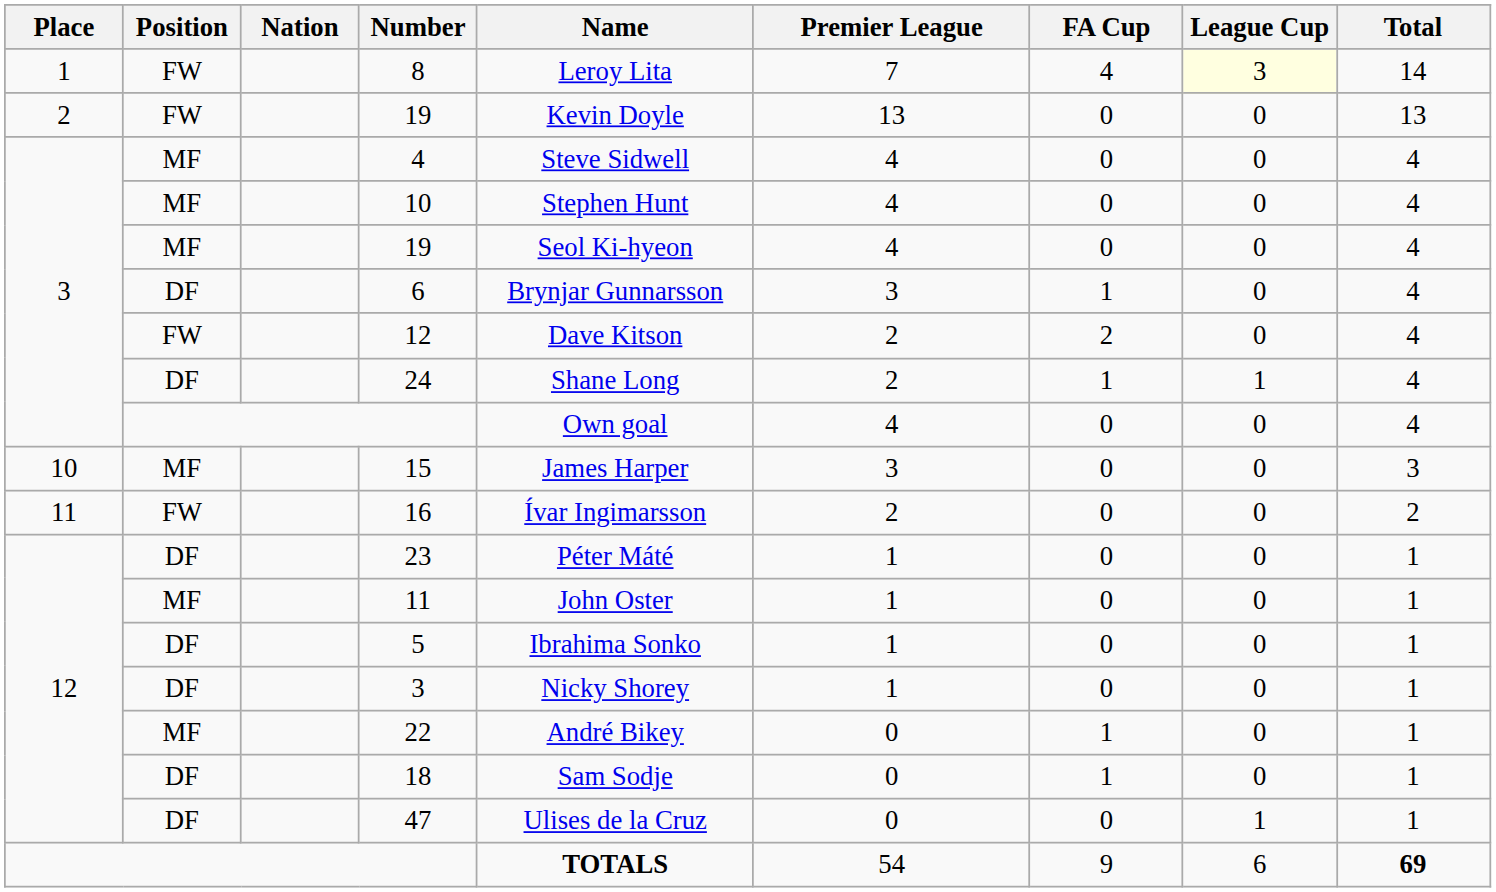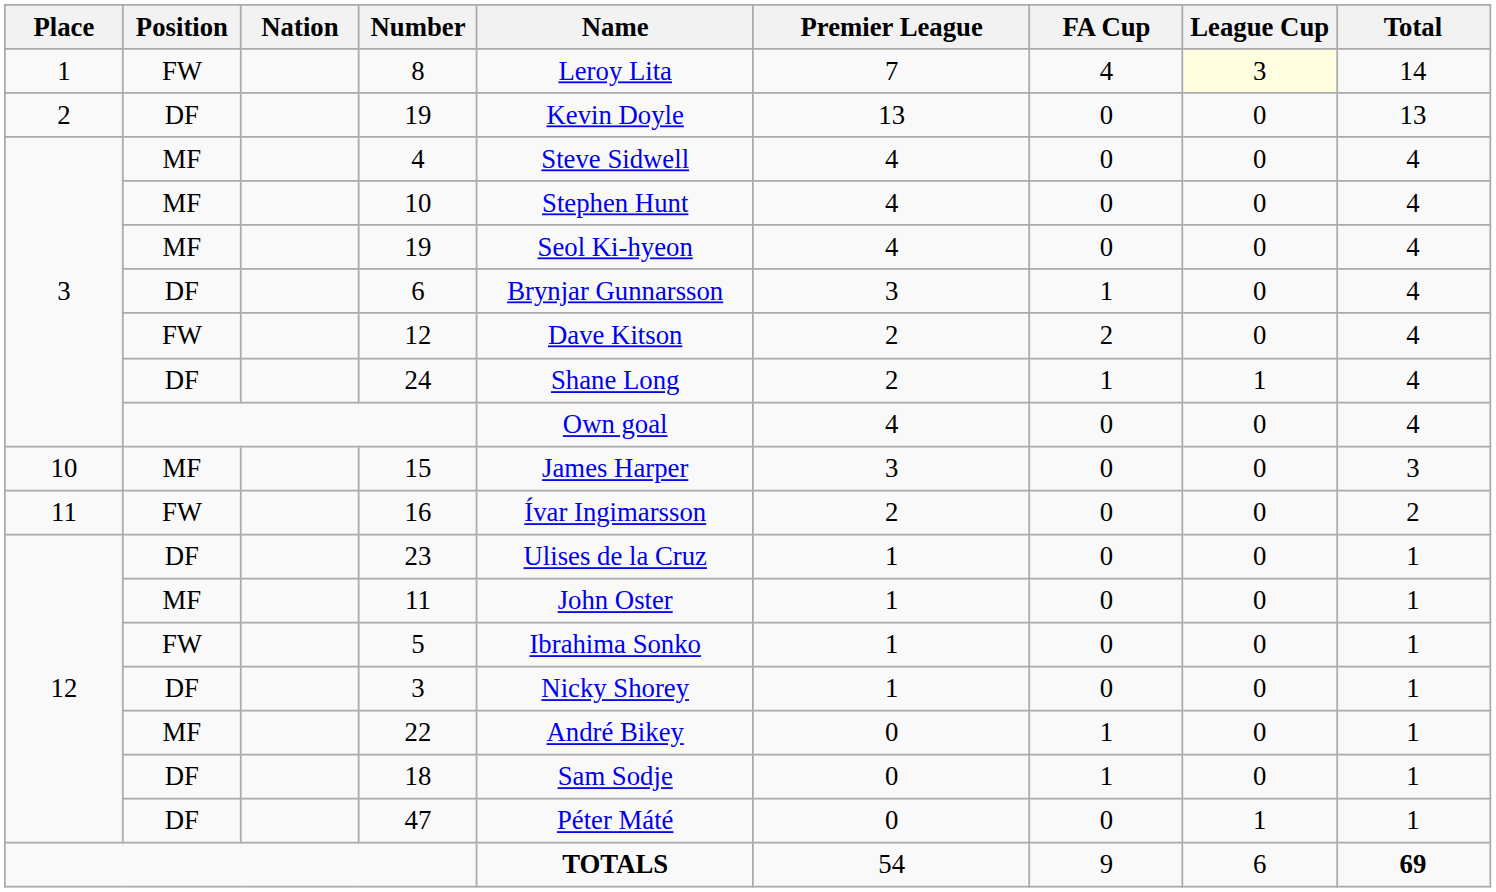(182, 114) FW -> (182, 114) DF
(615, 556) Péter Máté -> (615, 556) Ulises de la Cruz
(182, 644) DF -> (182, 644) FW
(615, 820) Ulises de la Cruz -> (615, 820) Péter Máté
